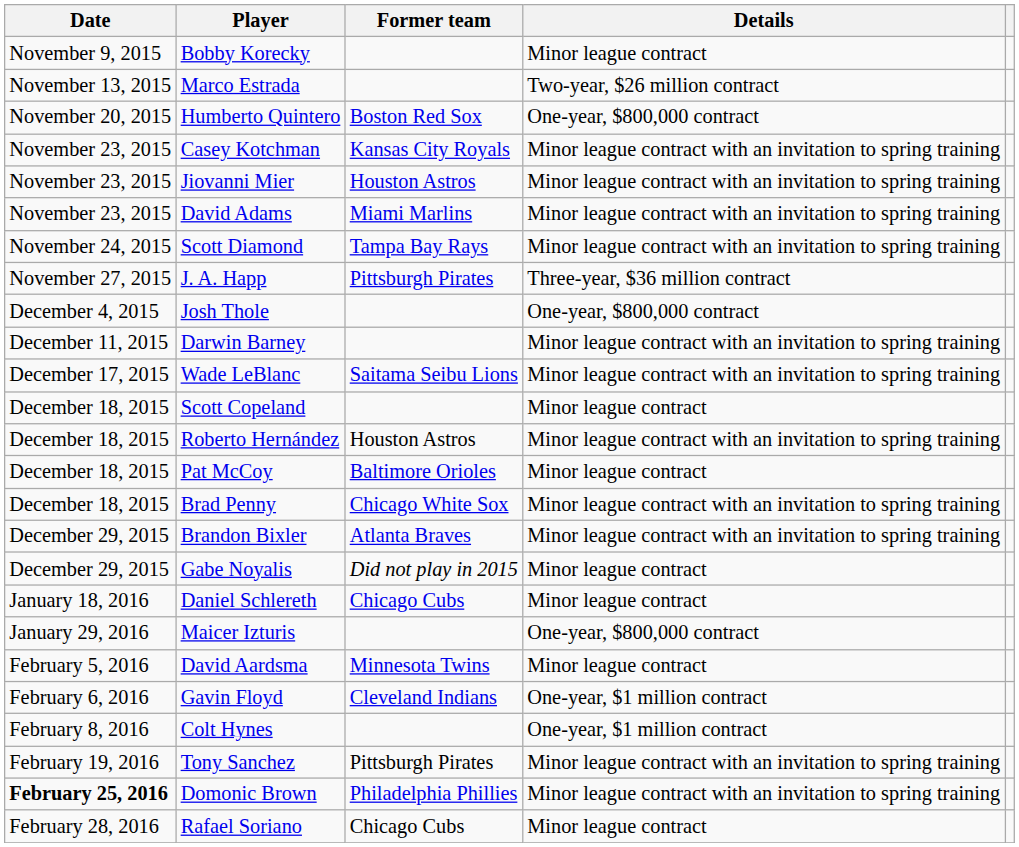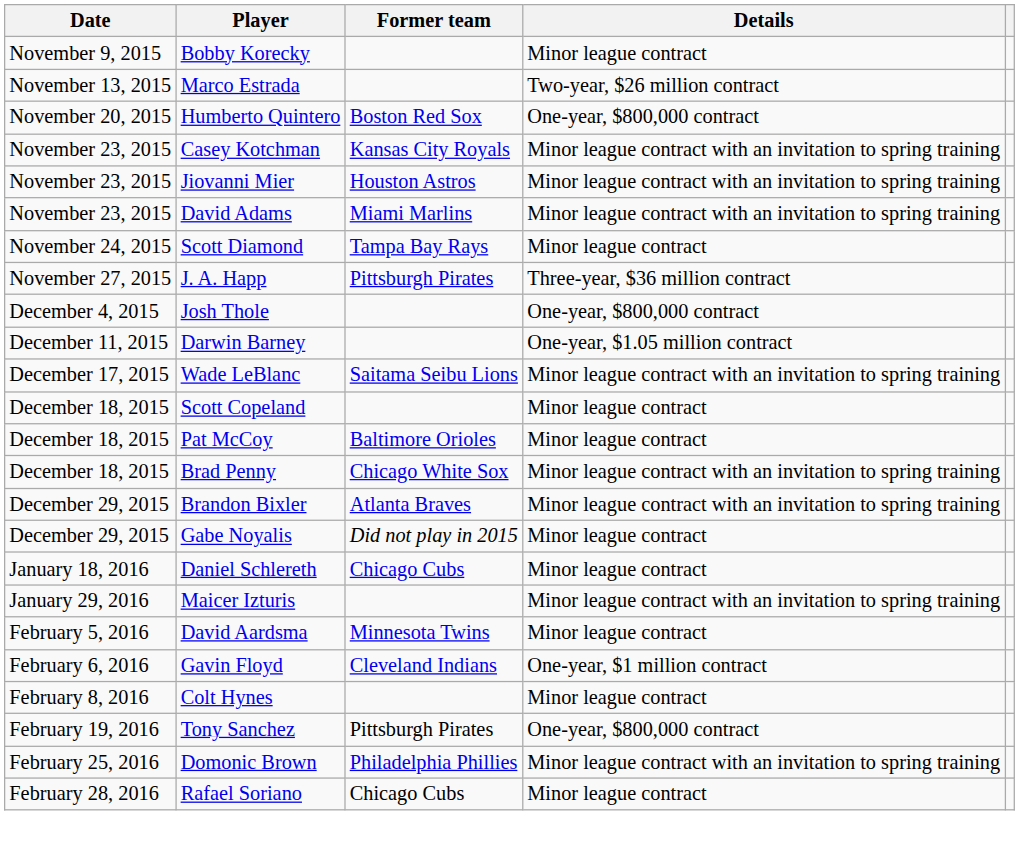(764, 246) Minor league contract with an invitation to spring training -> (617, 246) Minor league contract
(764, 342) Minor league contract with an invitation to spring training -> (660, 342) One-year, $1.05 million contract
- row: (260, 439)
(643, 632) One-year, $800,000 contract -> (764, 600) Minor league contract with an invitation to spring training
(647, 729) One-year, $1 million contract -> (617, 697) Minor league contract
(764, 761) Minor league contract with an invitation to spring training -> (643, 729) One-year, $800,000 contract
(89, 794) bold -> (84, 761) normal
